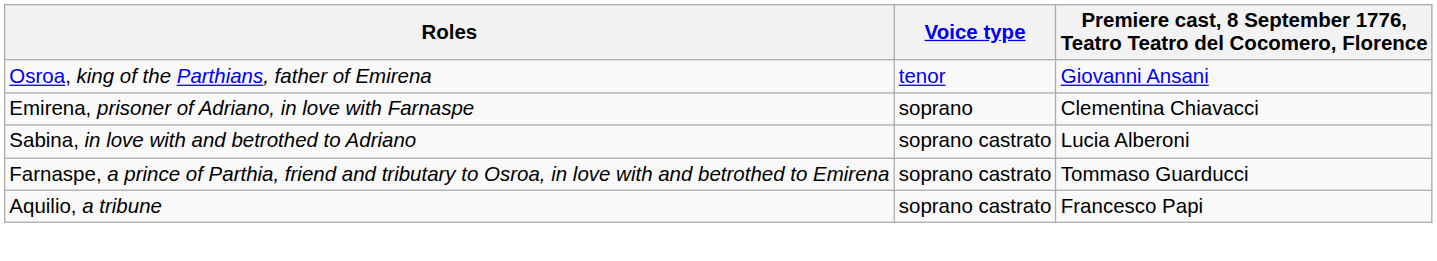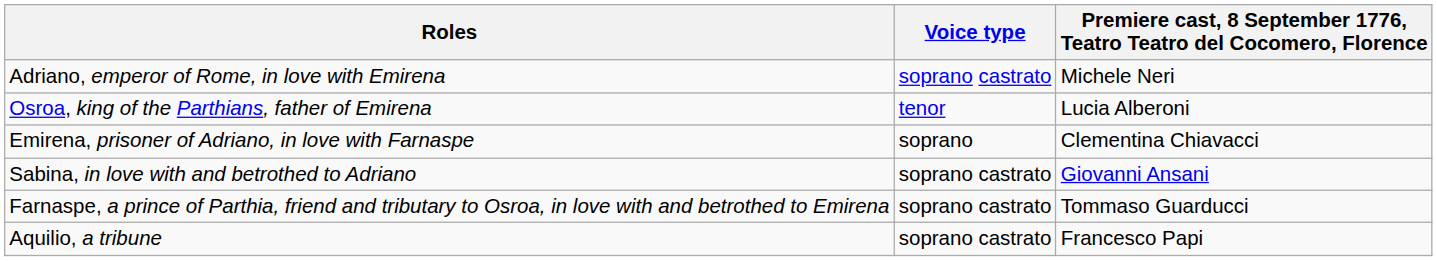+ row: (227, 76)
(1135, 76) Giovanni Ansani -> (1125, 108) Lucia Alberoni
(1125, 141) Lucia Alberoni -> (1135, 173) Giovanni Ansani
